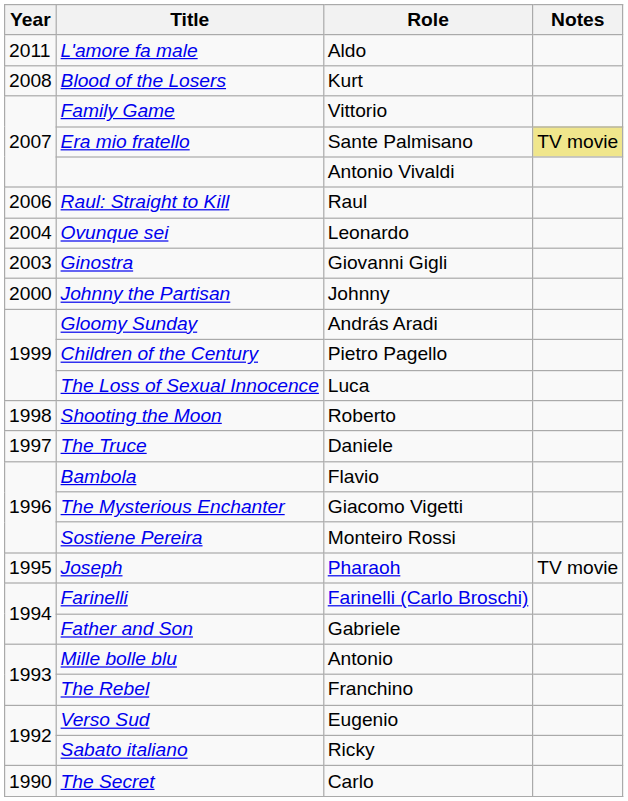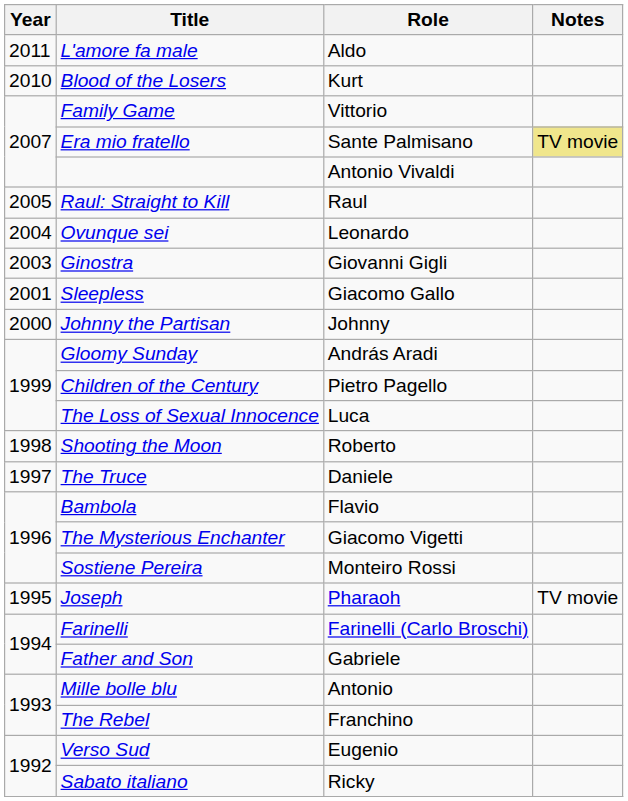(30, 80) 2008 -> (30, 80) 2010
(30, 202) 2006 -> (30, 202) 2005
+ row: (102, 293)
- row: (108, 780)
